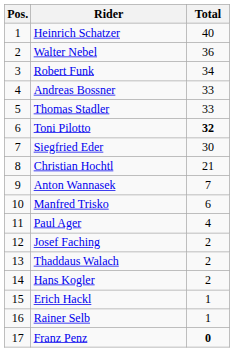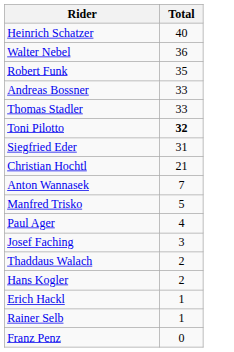- column: (18, 14)
(208, 71) 34 -> (181, 71) 35
(208, 147) 30 -> (181, 147) 31
(208, 204) 6 -> (181, 204) 5
(208, 242) 2 -> (181, 242) 3
(208, 337) bold -> (181, 337) normal
